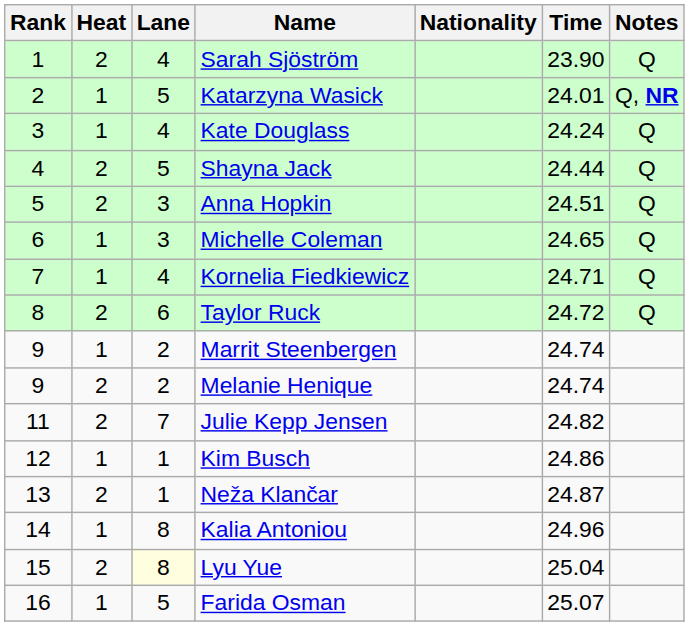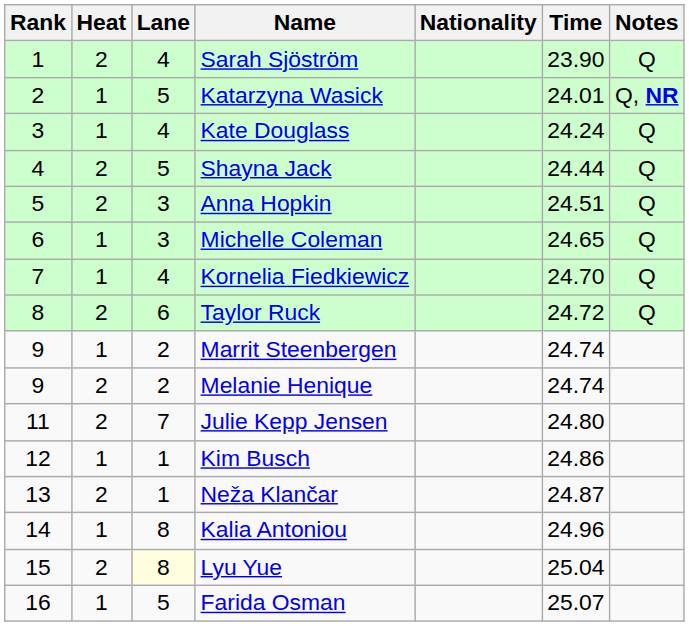(576, 276) 24.71 -> (576, 276) 24.70
(576, 421) 24.82 -> (576, 421) 24.80
